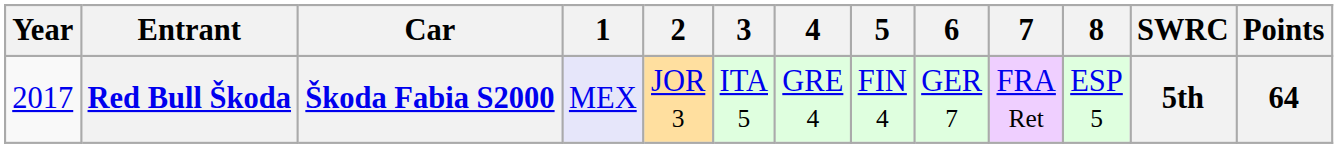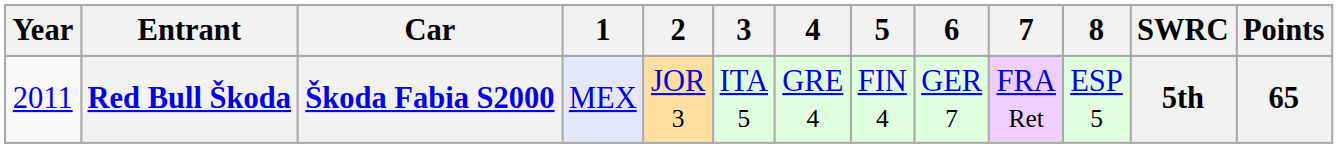(43, 98) 2017 -> (43, 98) 2011
(1284, 98) 64 -> (1284, 98) 65
